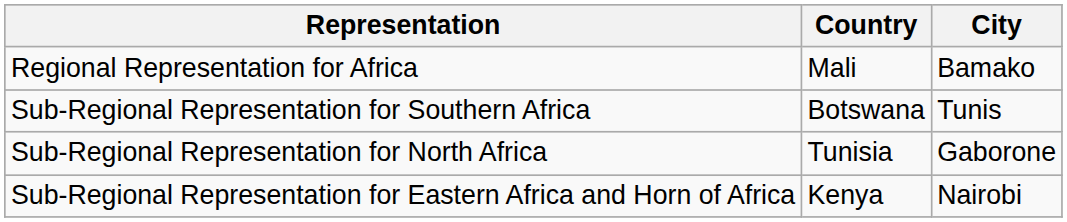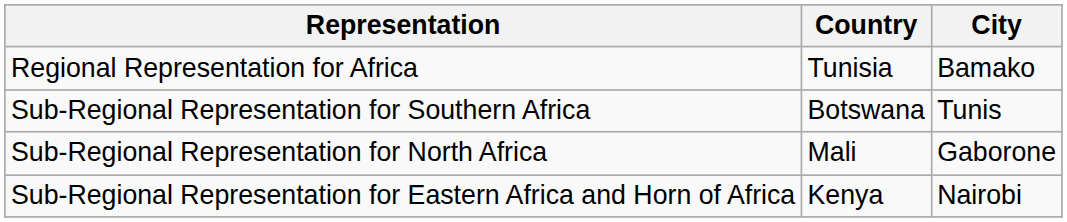(832, 68) Mali -> (850, 68) Tunisia
(850, 152) Tunisia -> (832, 152) Mali
